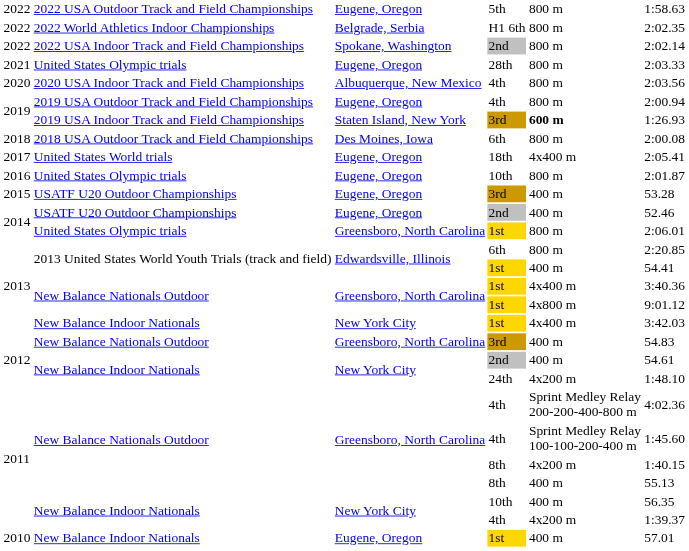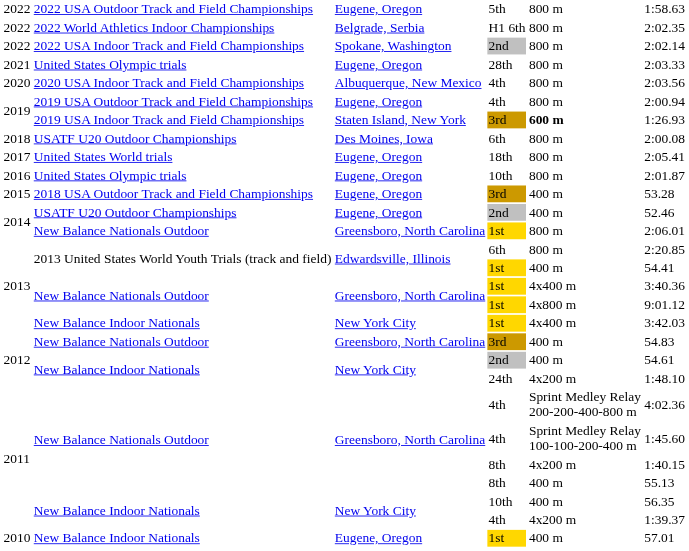(173, 138) 2018 USA Outdoor Track and Field Championships -> (135, 138) USATF U20 Outdoor Championships
(553, 156) 4x400 m -> (546, 156) 800 m
(135, 193) USATF U20 Outdoor Championships -> (173, 193) 2018 USA Outdoor Track and Field Championships
(110, 230) United States Olympic trials -> (121, 230) New Balance Nationals Outdoor
